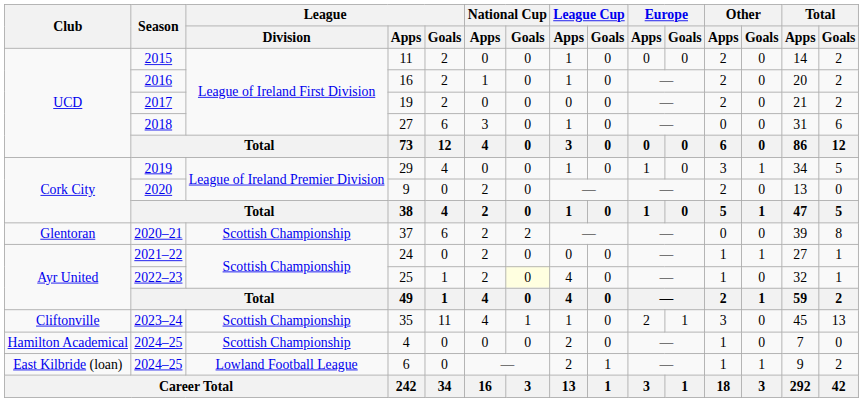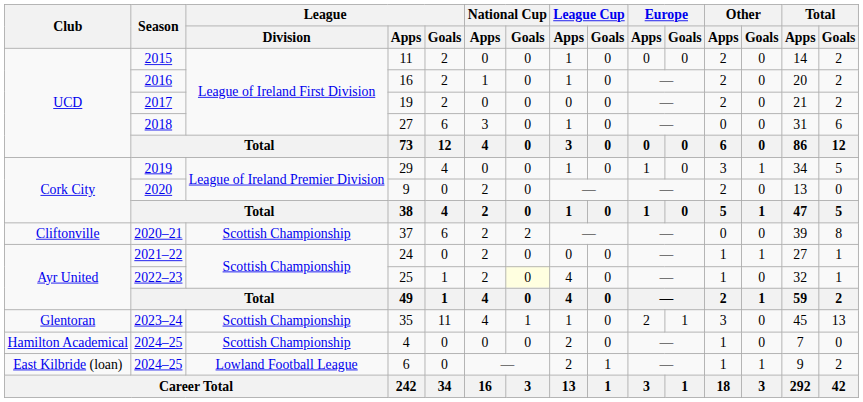(68, 233) Glentoran -> (68, 233) Cliftonville
(68, 320) Cliftonville -> (68, 320) Glentoran
